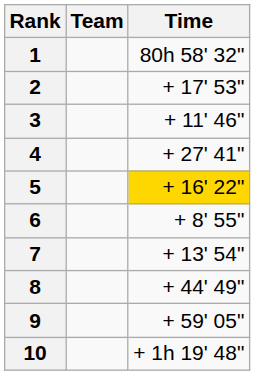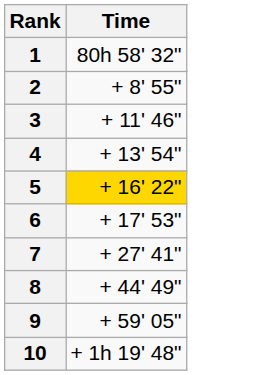- column: (97, 21)
(203, 87) + 17' 53" -> (146, 87) + 8' 55"
(203, 154) + 27' 41" -> (141, 154) + 13' 54"
(209, 220) + 8' 55" -> (141, 220) + 17' 53"
(203, 253) + 13' 54" -> (141, 253) + 27' 41"
